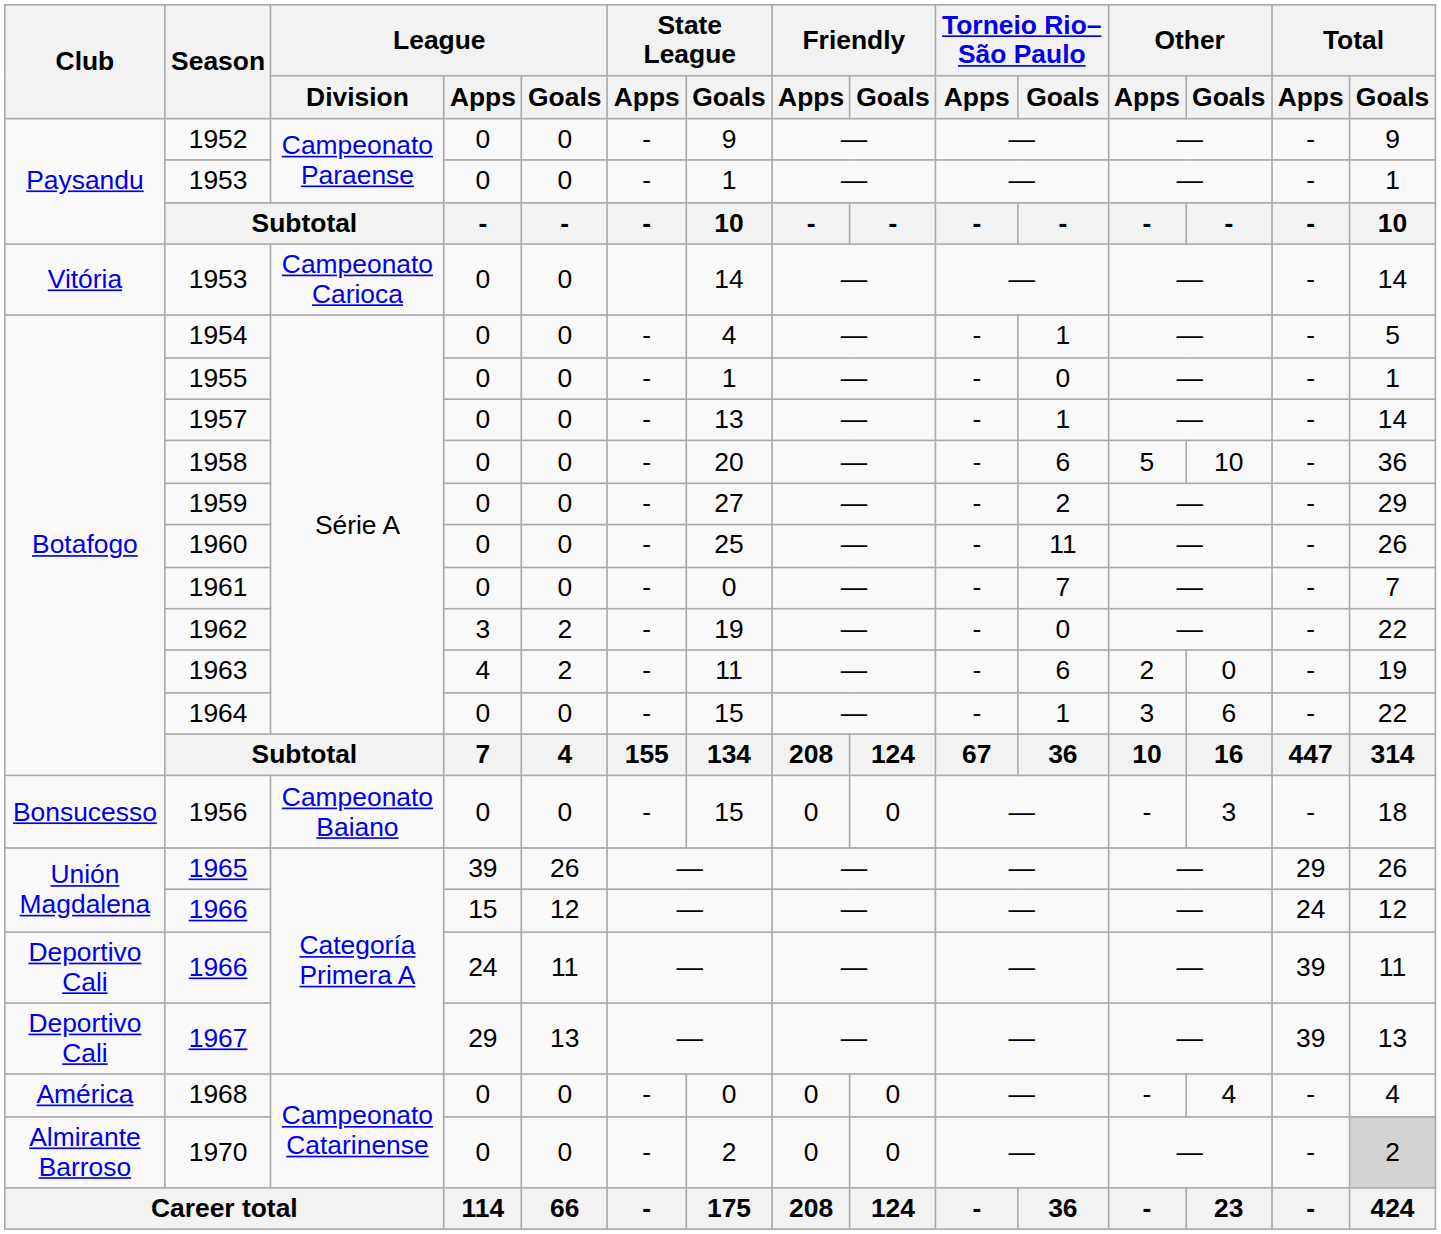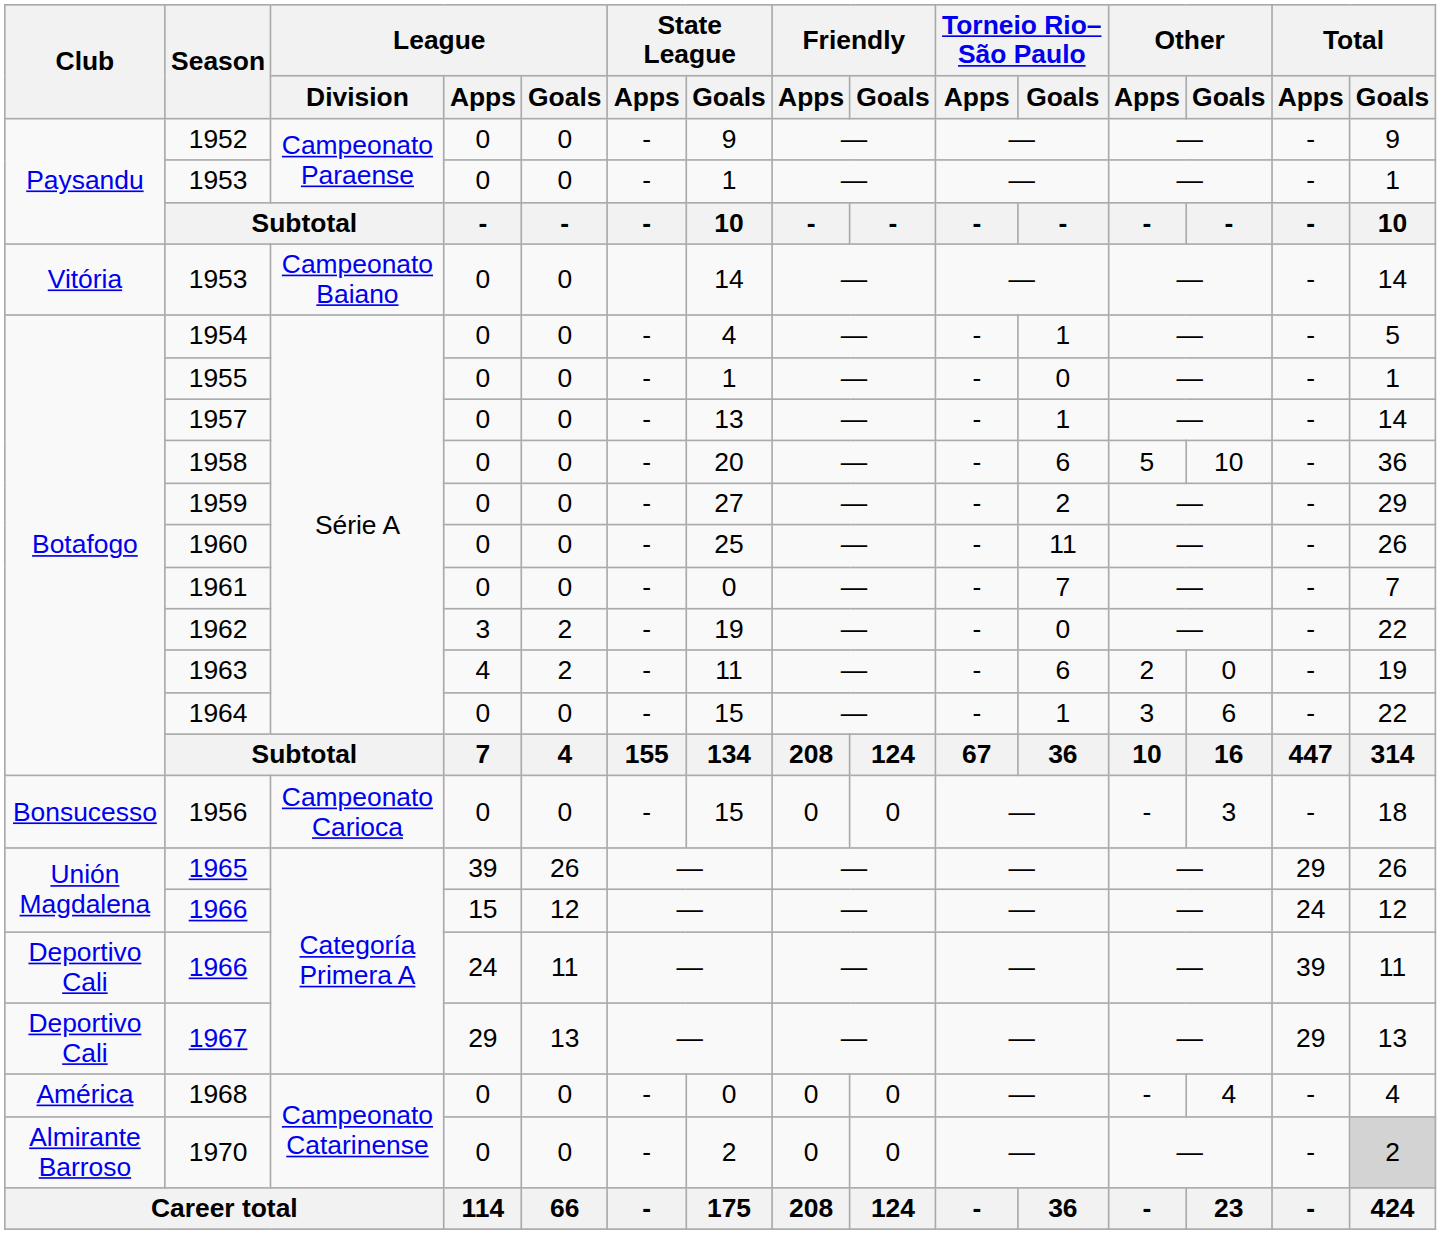(357, 279) Campeonato Carioca -> (357, 279) Campeonato Baiano
(357, 811) Campeonato Baiano -> (357, 811) Campeonato Carioca
(1311, 1038) 39 -> (1311, 1038) 29
